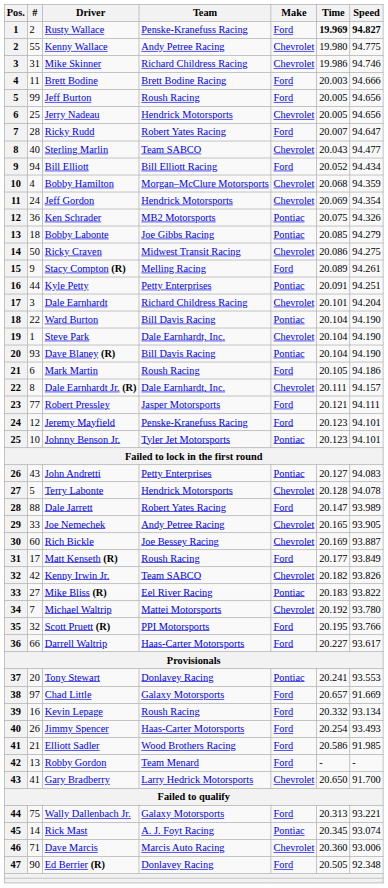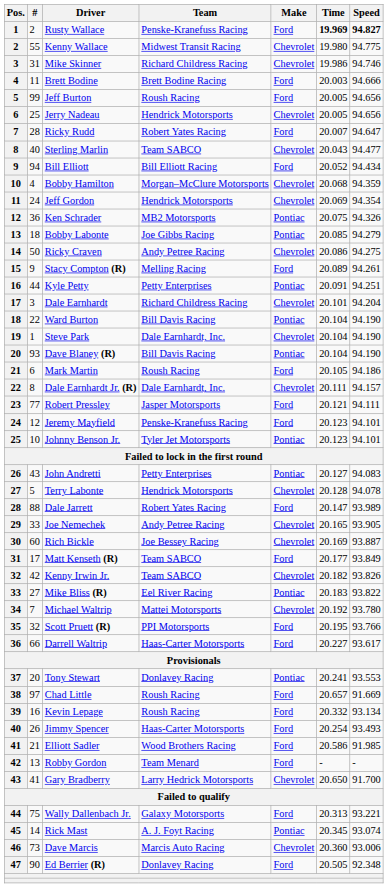(183, 47) Andy Petree Racing -> (191, 47) Midwest Transit Racing
(191, 251) Midwest Transit Racing -> (183, 251) Andy Petree Racing
(170, 558) Roush Racing -> (171, 558) Team SABCO
(183, 694) Galaxy Motorsports -> (170, 694) Roush Racing
(35, 848) 71 -> (35, 848) 73
